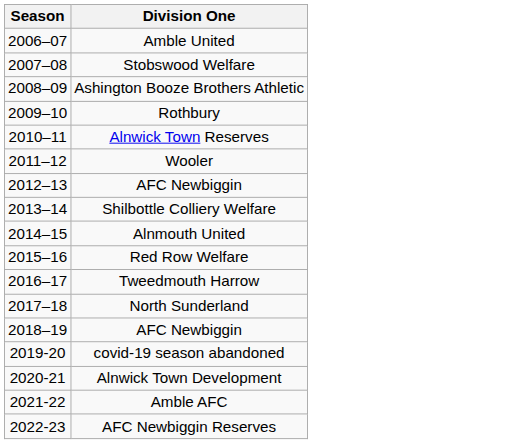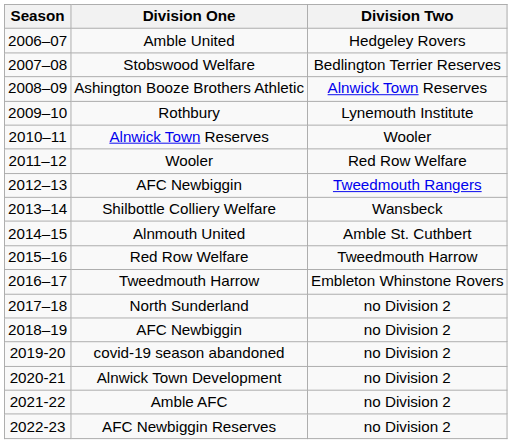+ column: (407, 16)
